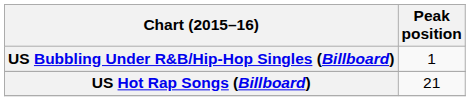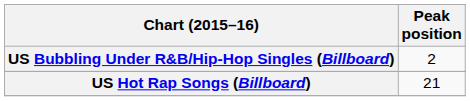(432, 58) 1 -> (432, 58) 2
